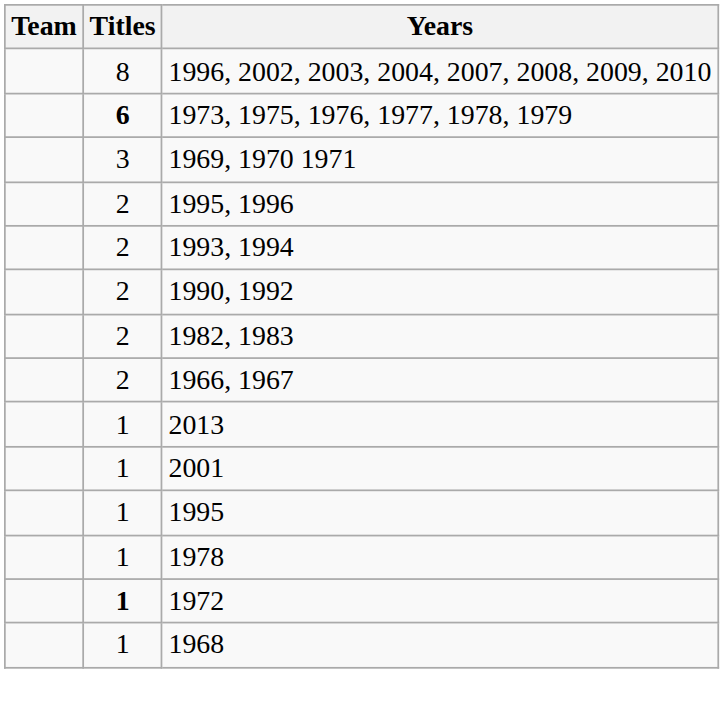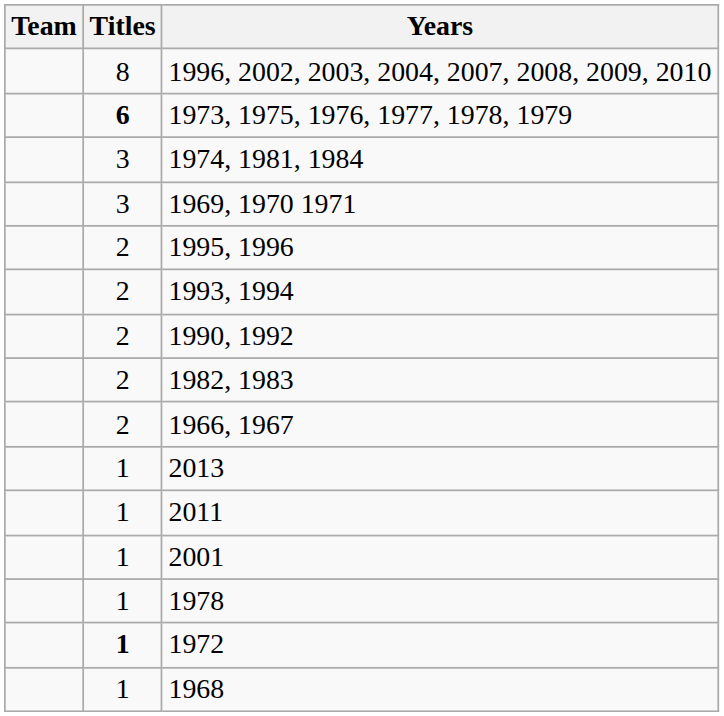+ row: (266, 159)
+ row: (196, 512)
- row: (196, 512)
